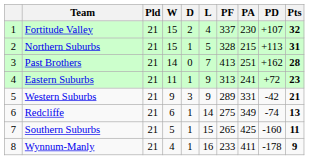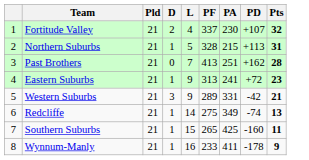- column: (172, 12)
